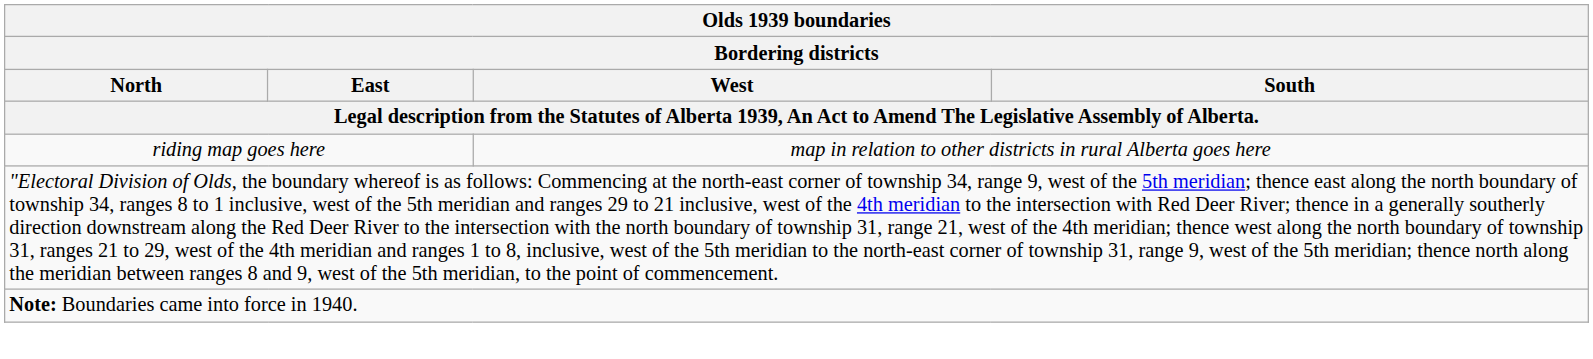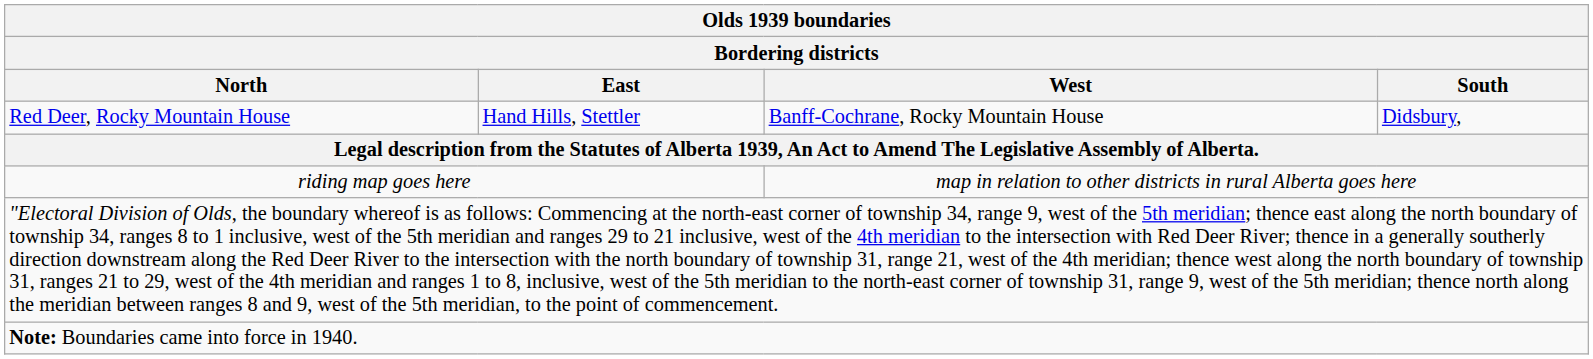+ row: (150, 117)
